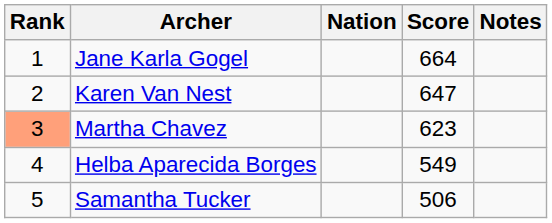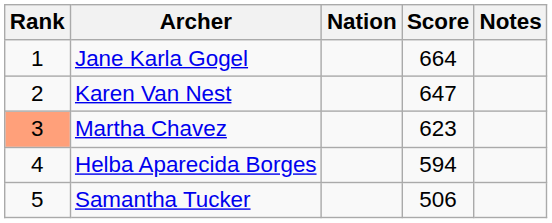(438, 164) 549 -> (438, 164) 594
